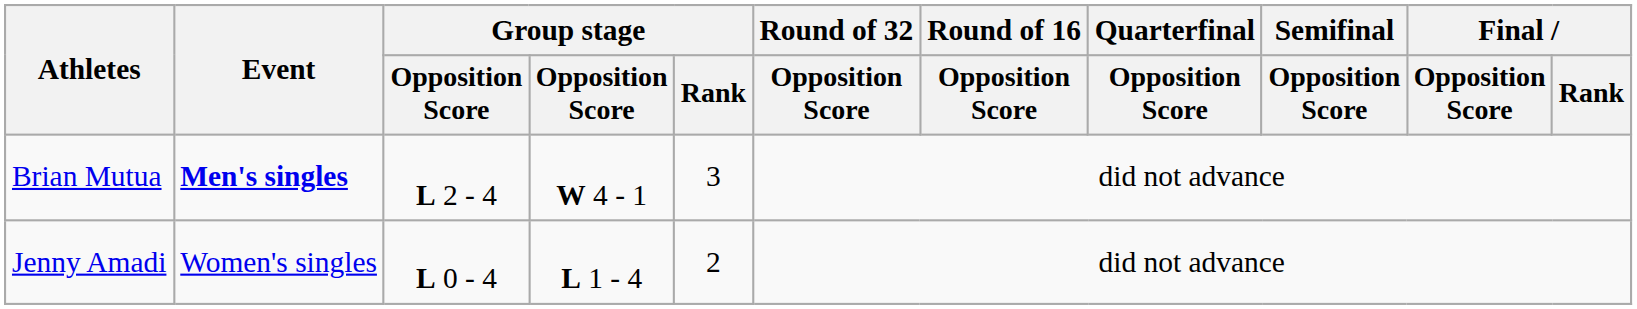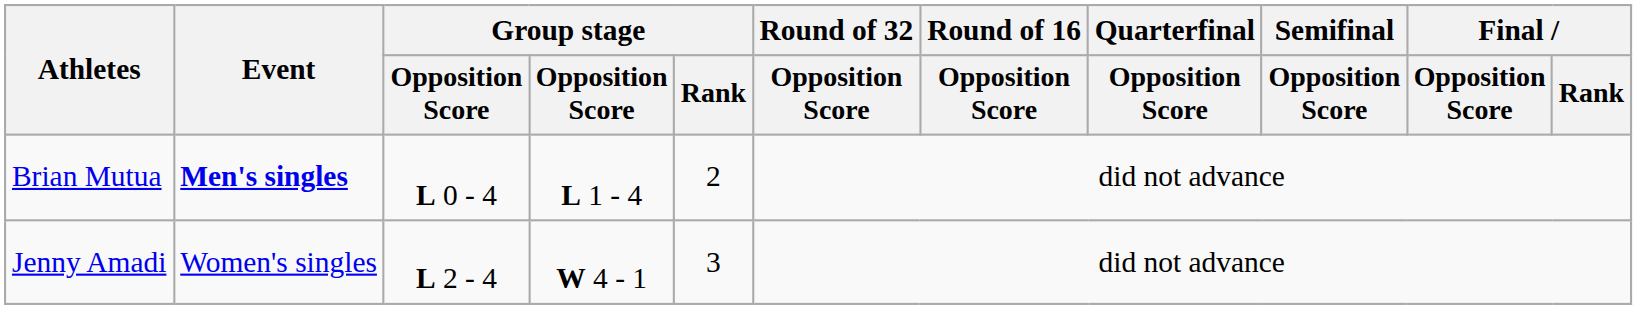(456, 194) L 2 - 4 -> (456, 194) L 0 - 4
(602, 194) W 4 - 1 -> (602, 194) L 1 - 4
(713, 176) 3 -> (713, 176) 2
(456, 279) L 0 - 4 -> (456, 279) L 2 - 4
(602, 279) L 1 - 4 -> (602, 279) W 4 - 1
(713, 261) 2 -> (713, 261) 3
